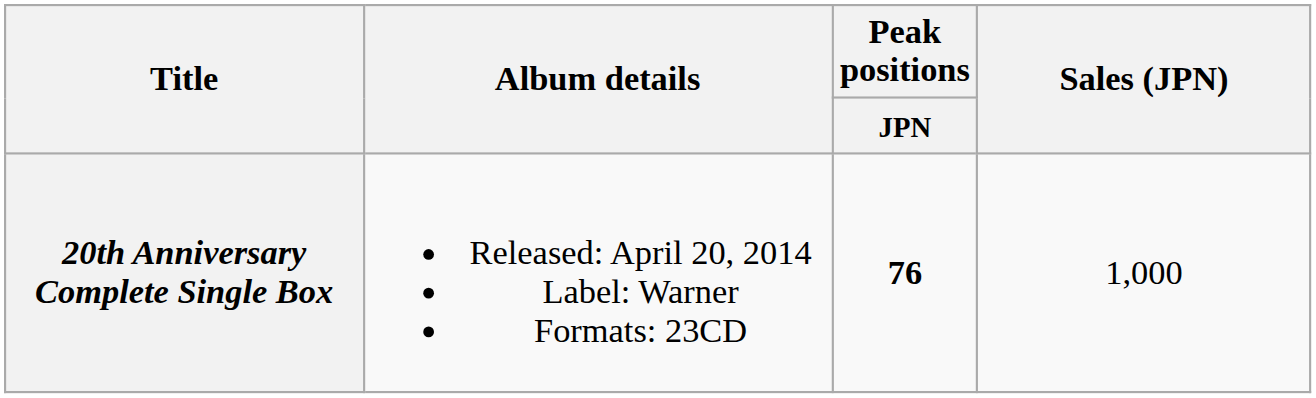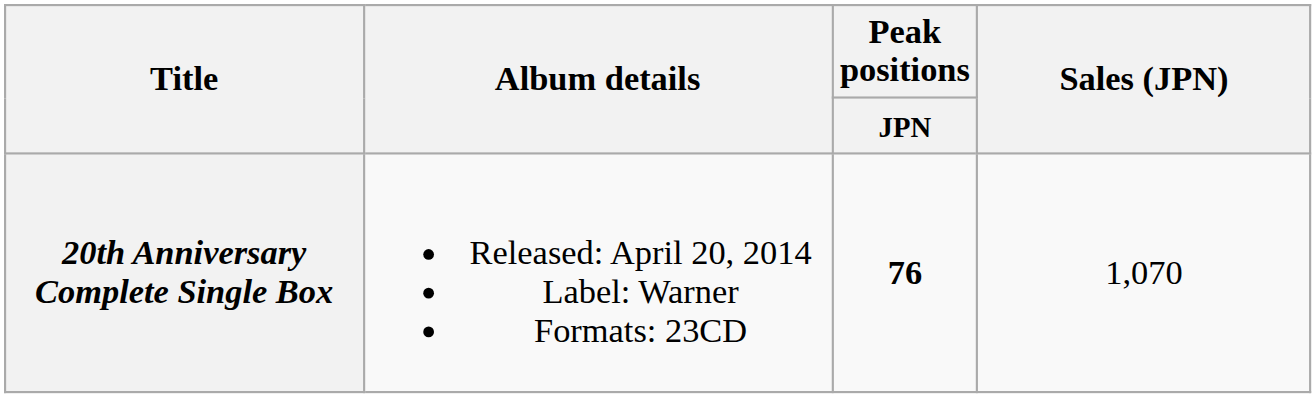(1144, 272) 1,000 -> (1144, 272) 1,070
